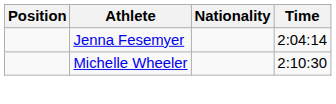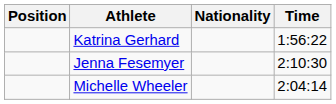+ row: (126, 39)
(302, 39) 2:04:14 -> (302, 63) 2:10:30
(302, 63) 2:10:30 -> (302, 87) 2:04:14
